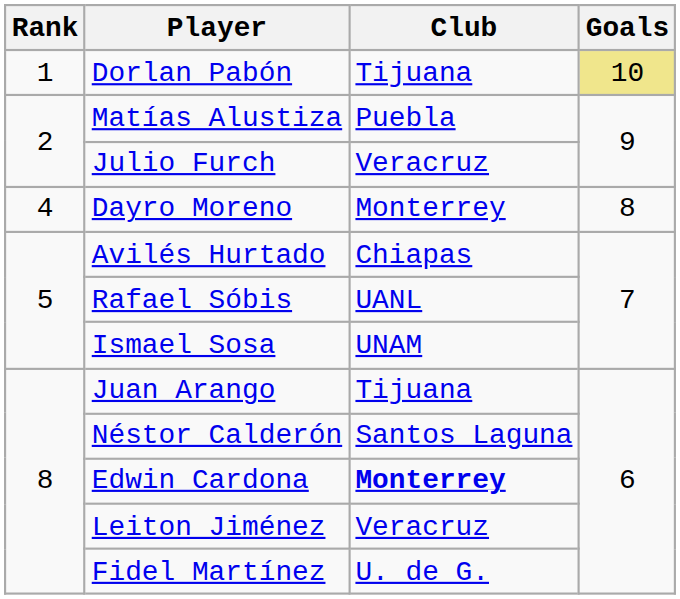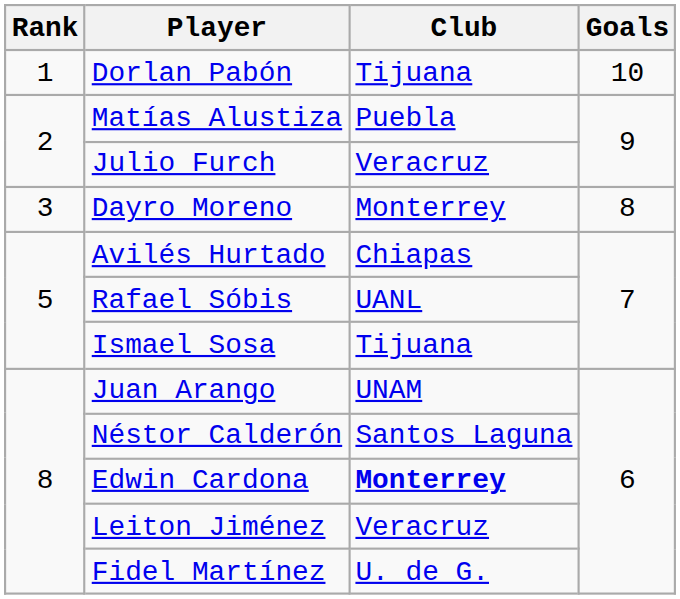(627, 73) khaki background -> (627, 73) no background
(45, 209) 4 -> (45, 209) 3
(389, 345) UNAM -> (414, 345) Tijuana
(414, 390) Tijuana -> (389, 390) UNAM
